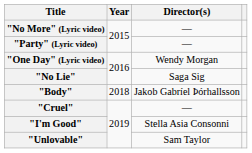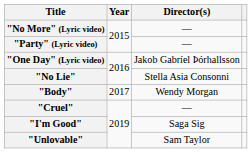(187, 60) Wendy Morgan -> (187, 60) Jakob Gabríel Þórhallsson
(187, 76) Saga Sig -> (187, 76) Stella Asia Consonni
(119, 92) 2018 -> (119, 92) 2017
(187, 92) Jakob Gabríel Þórhallsson -> (187, 92) Wendy Morgan
(187, 124) Stella Asia Consonni -> (187, 124) Saga Sig
